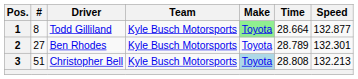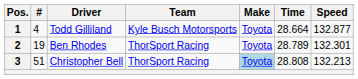(36, 29) 8 -> (36, 29) 4
(257, 29) lightgreen background -> (257, 29) no background
(39, 45) 27 -> (39, 45) 19
(182, 45) Kyle Busch Motorsports -> (168, 45) ThorSport Racing
(182, 62) Kyle Busch Motorsports -> (168, 62) ThorSport Racing
